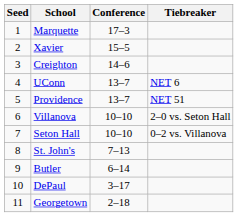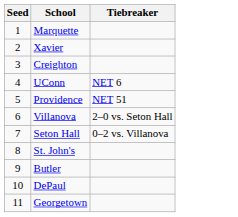- column: (119, 13)
